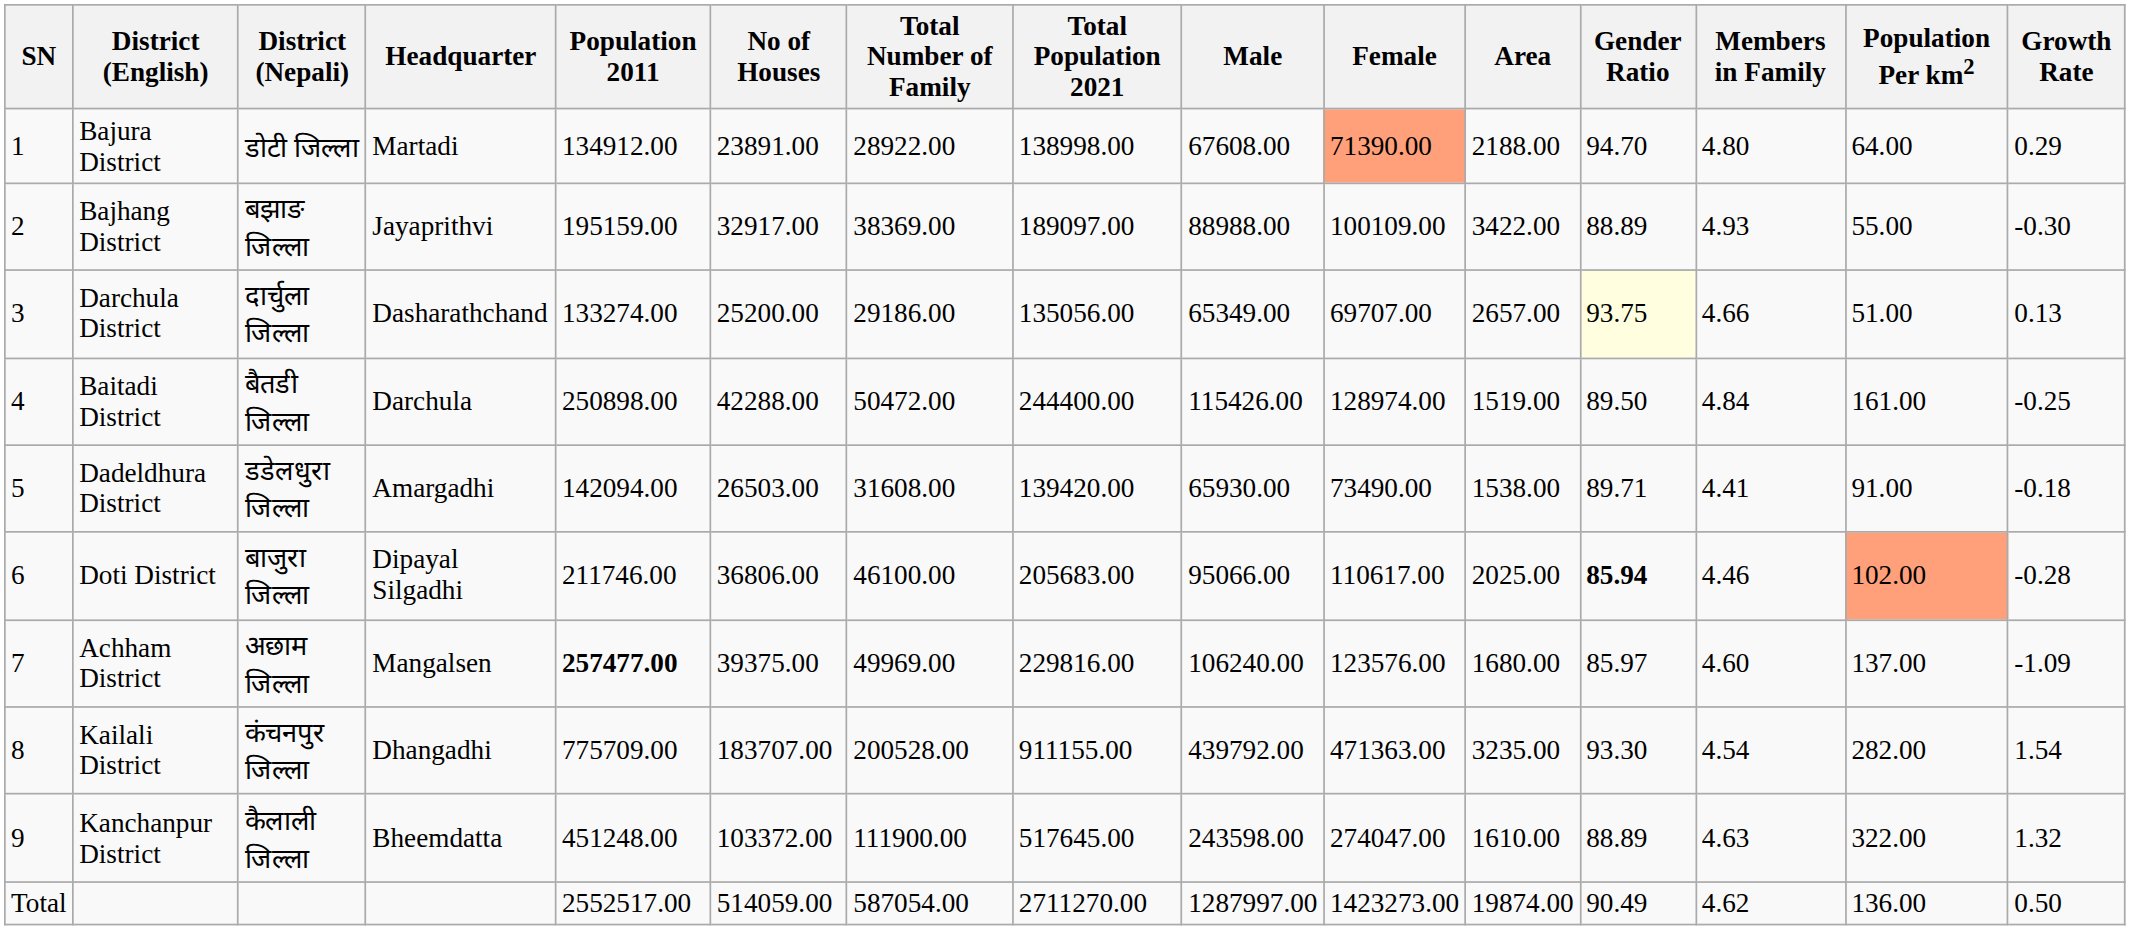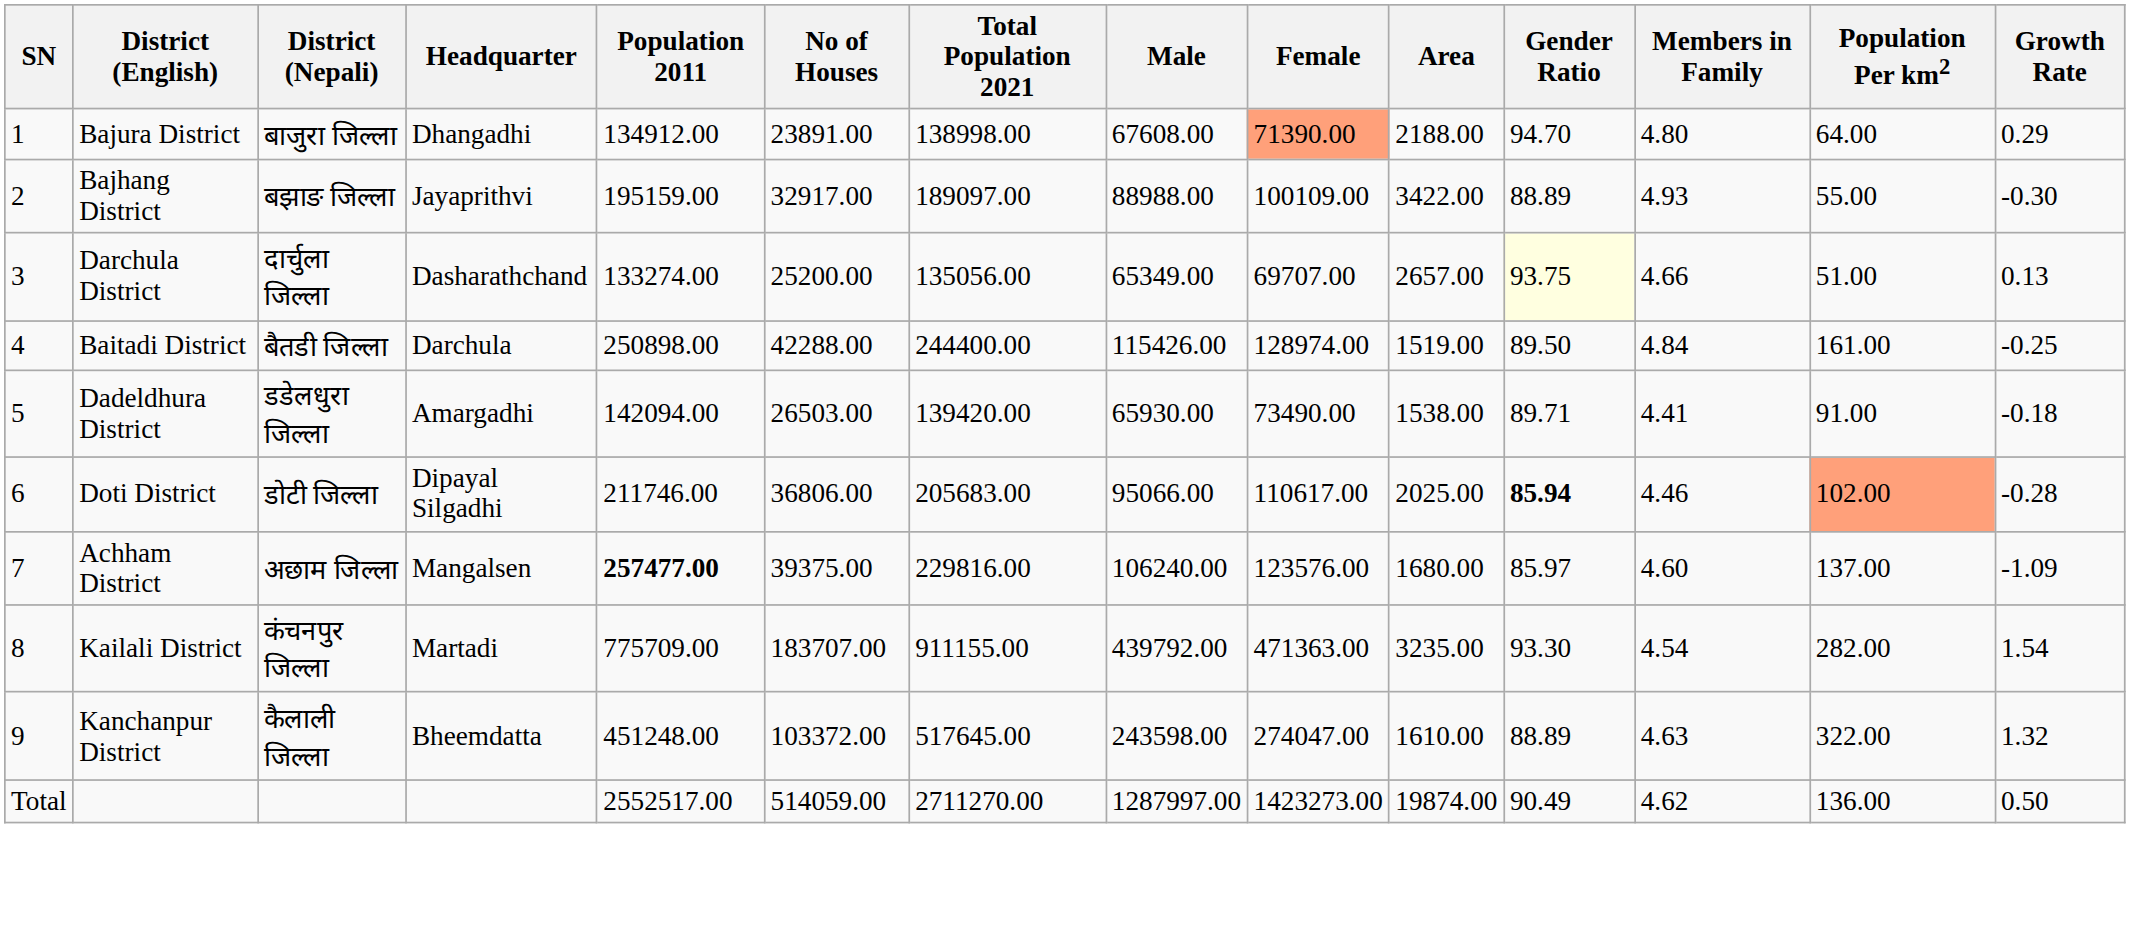- column: (930, 56)
(302, 147) डोटी जिल्ला -> (330, 135) बाजुरा जिल्ला
(415, 145) Martadi -> (472, 133) Dhangadhi
(277, 577) बाजुरा जिल्ला -> (321, 495) डोटी जिल्ला
(432, 750) Dhangadhi -> (455, 648) Martadi
